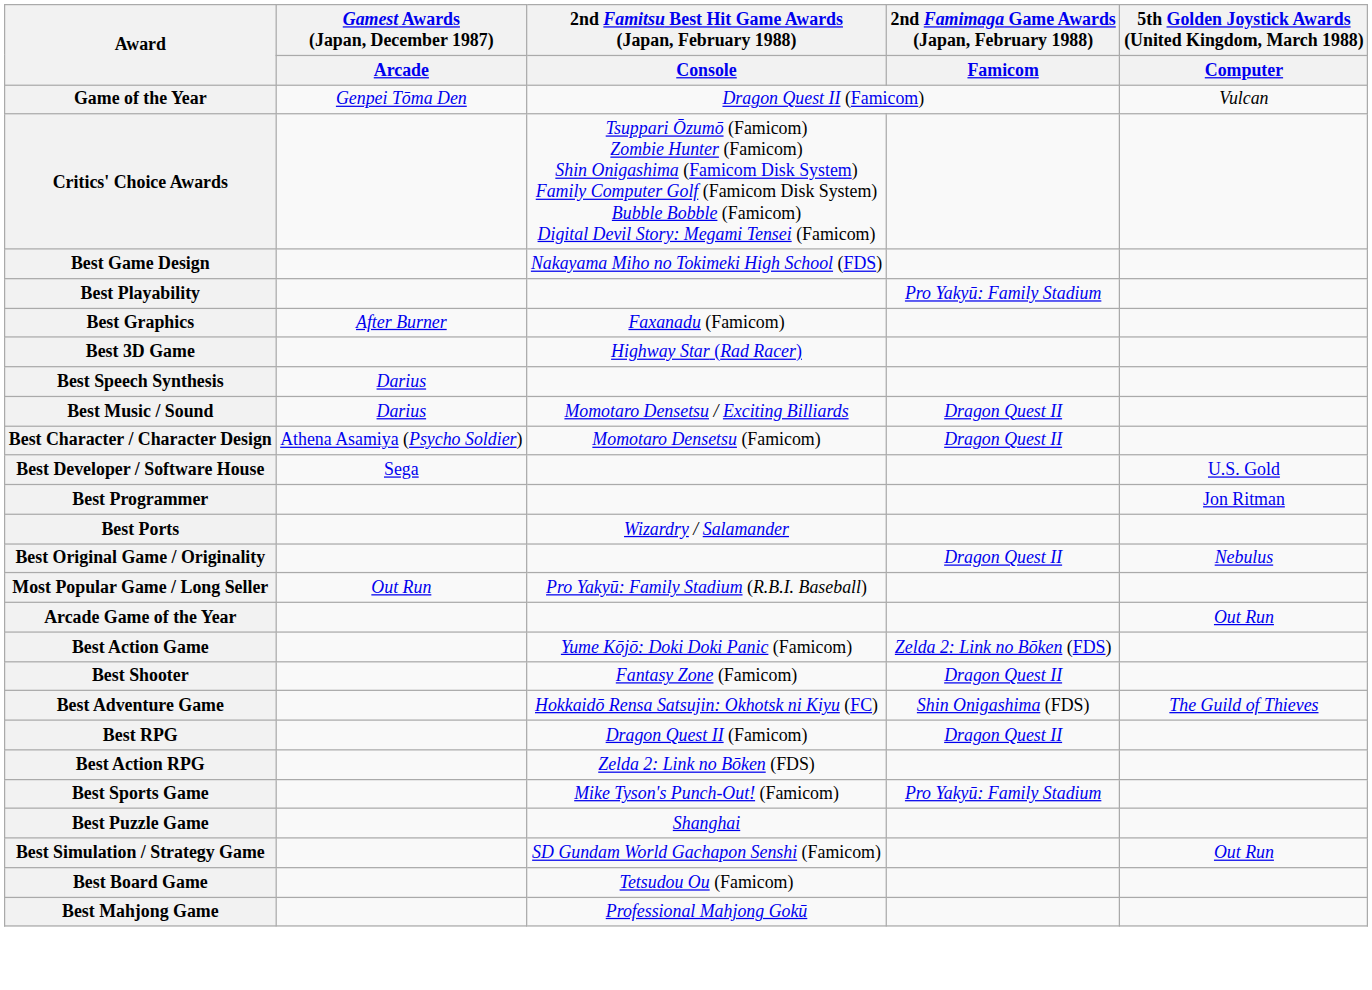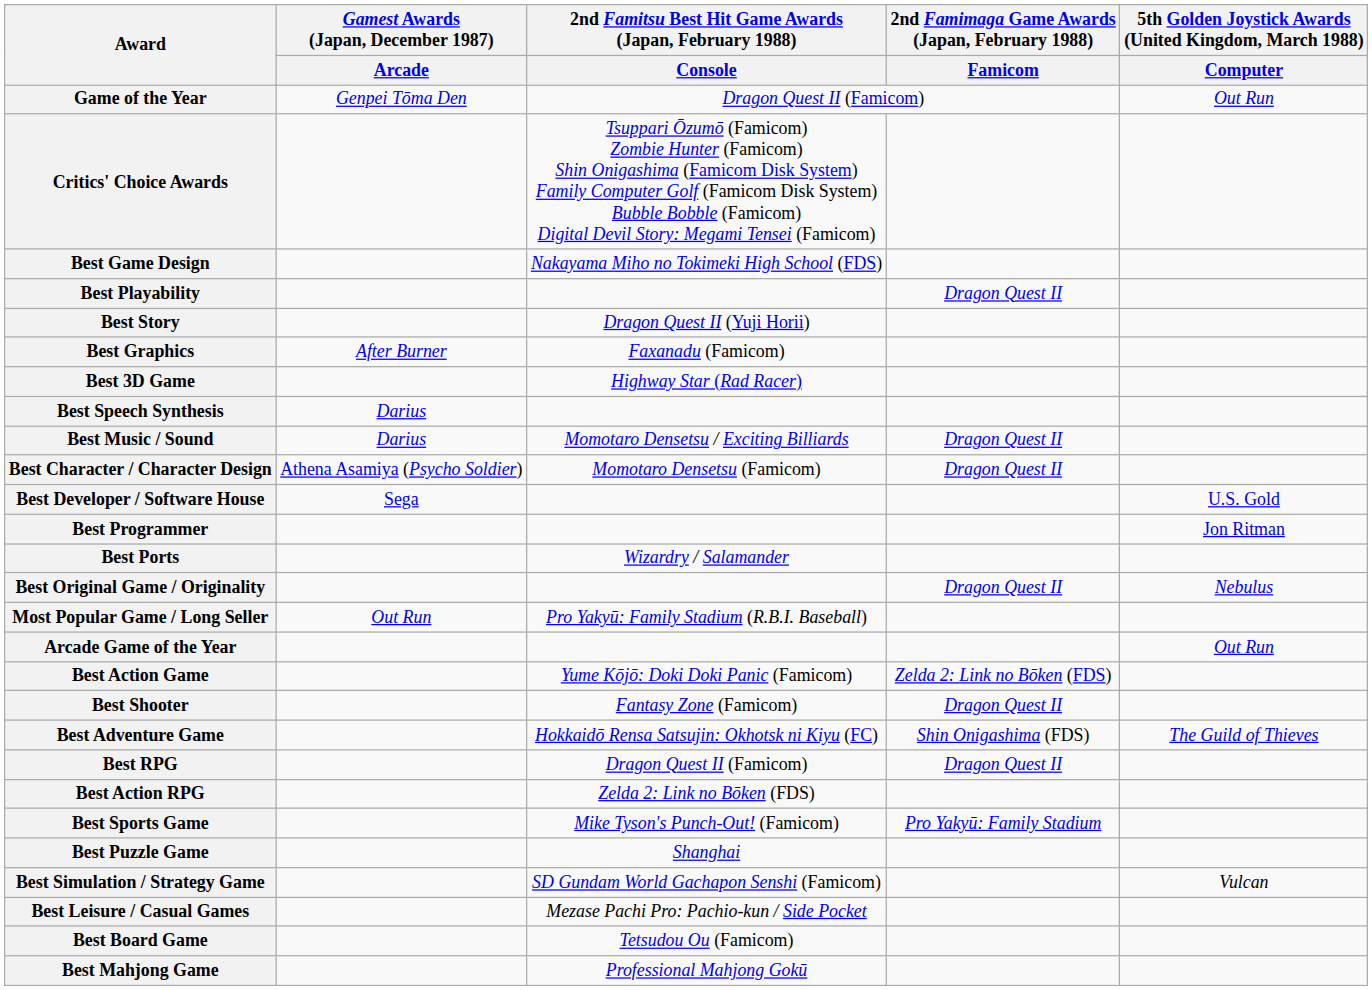(1244, 99) Vulcan -> (1244, 99) Out Run
(1003, 293) Pro Yakyū: Family Stadium -> (1003, 293) Dragon Quest II
+ row: (140, 322)
(1244, 852) Out Run -> (1244, 882) Vulcan
+ row: (140, 911)
